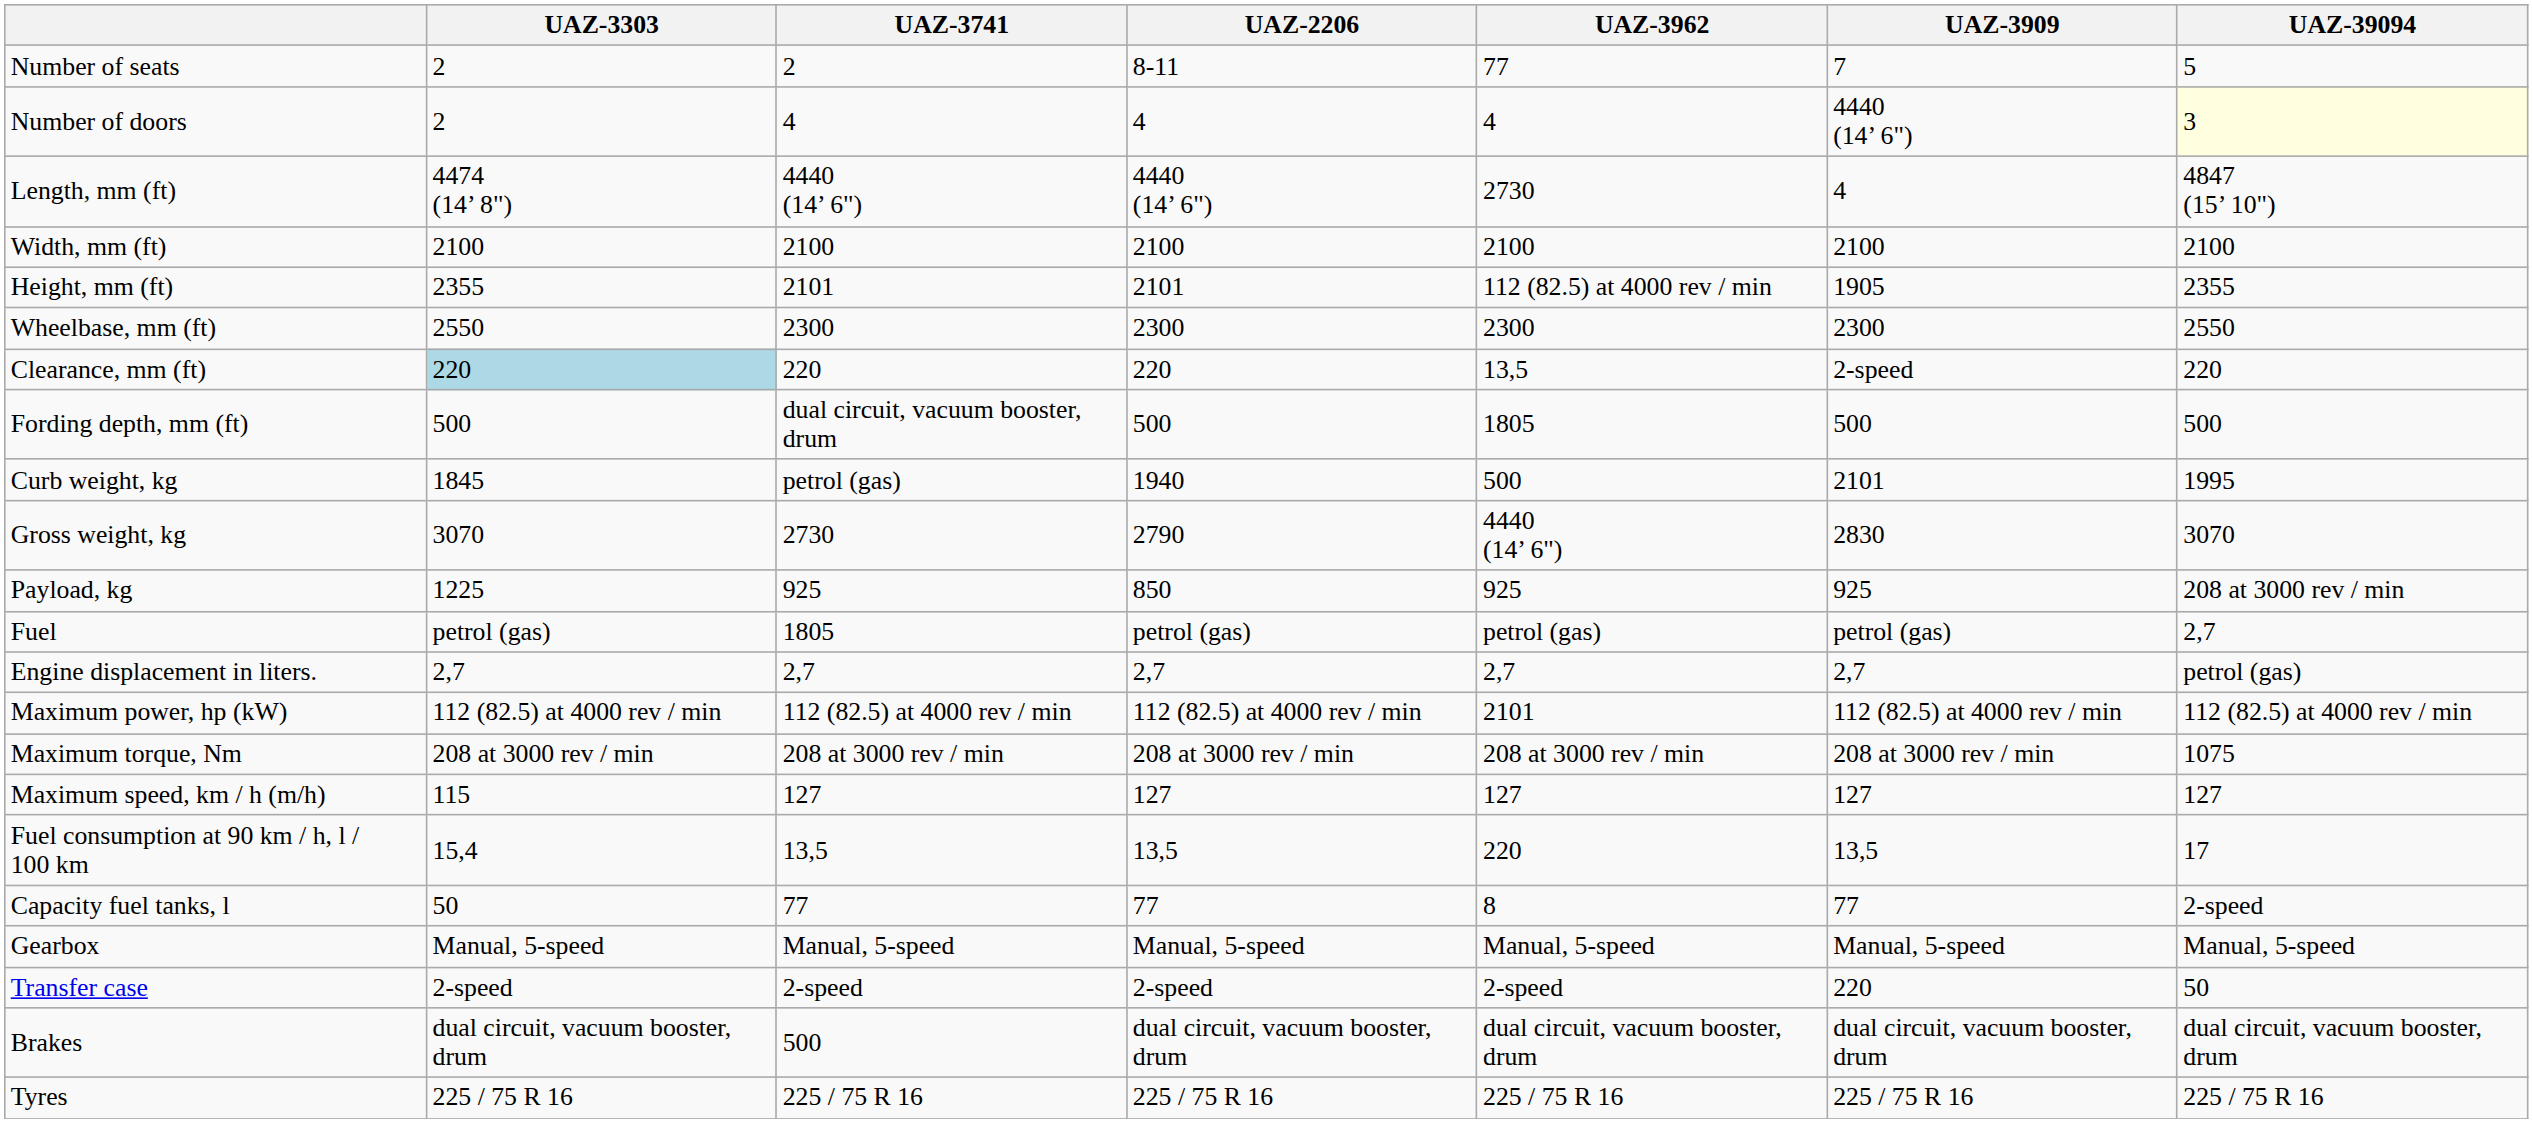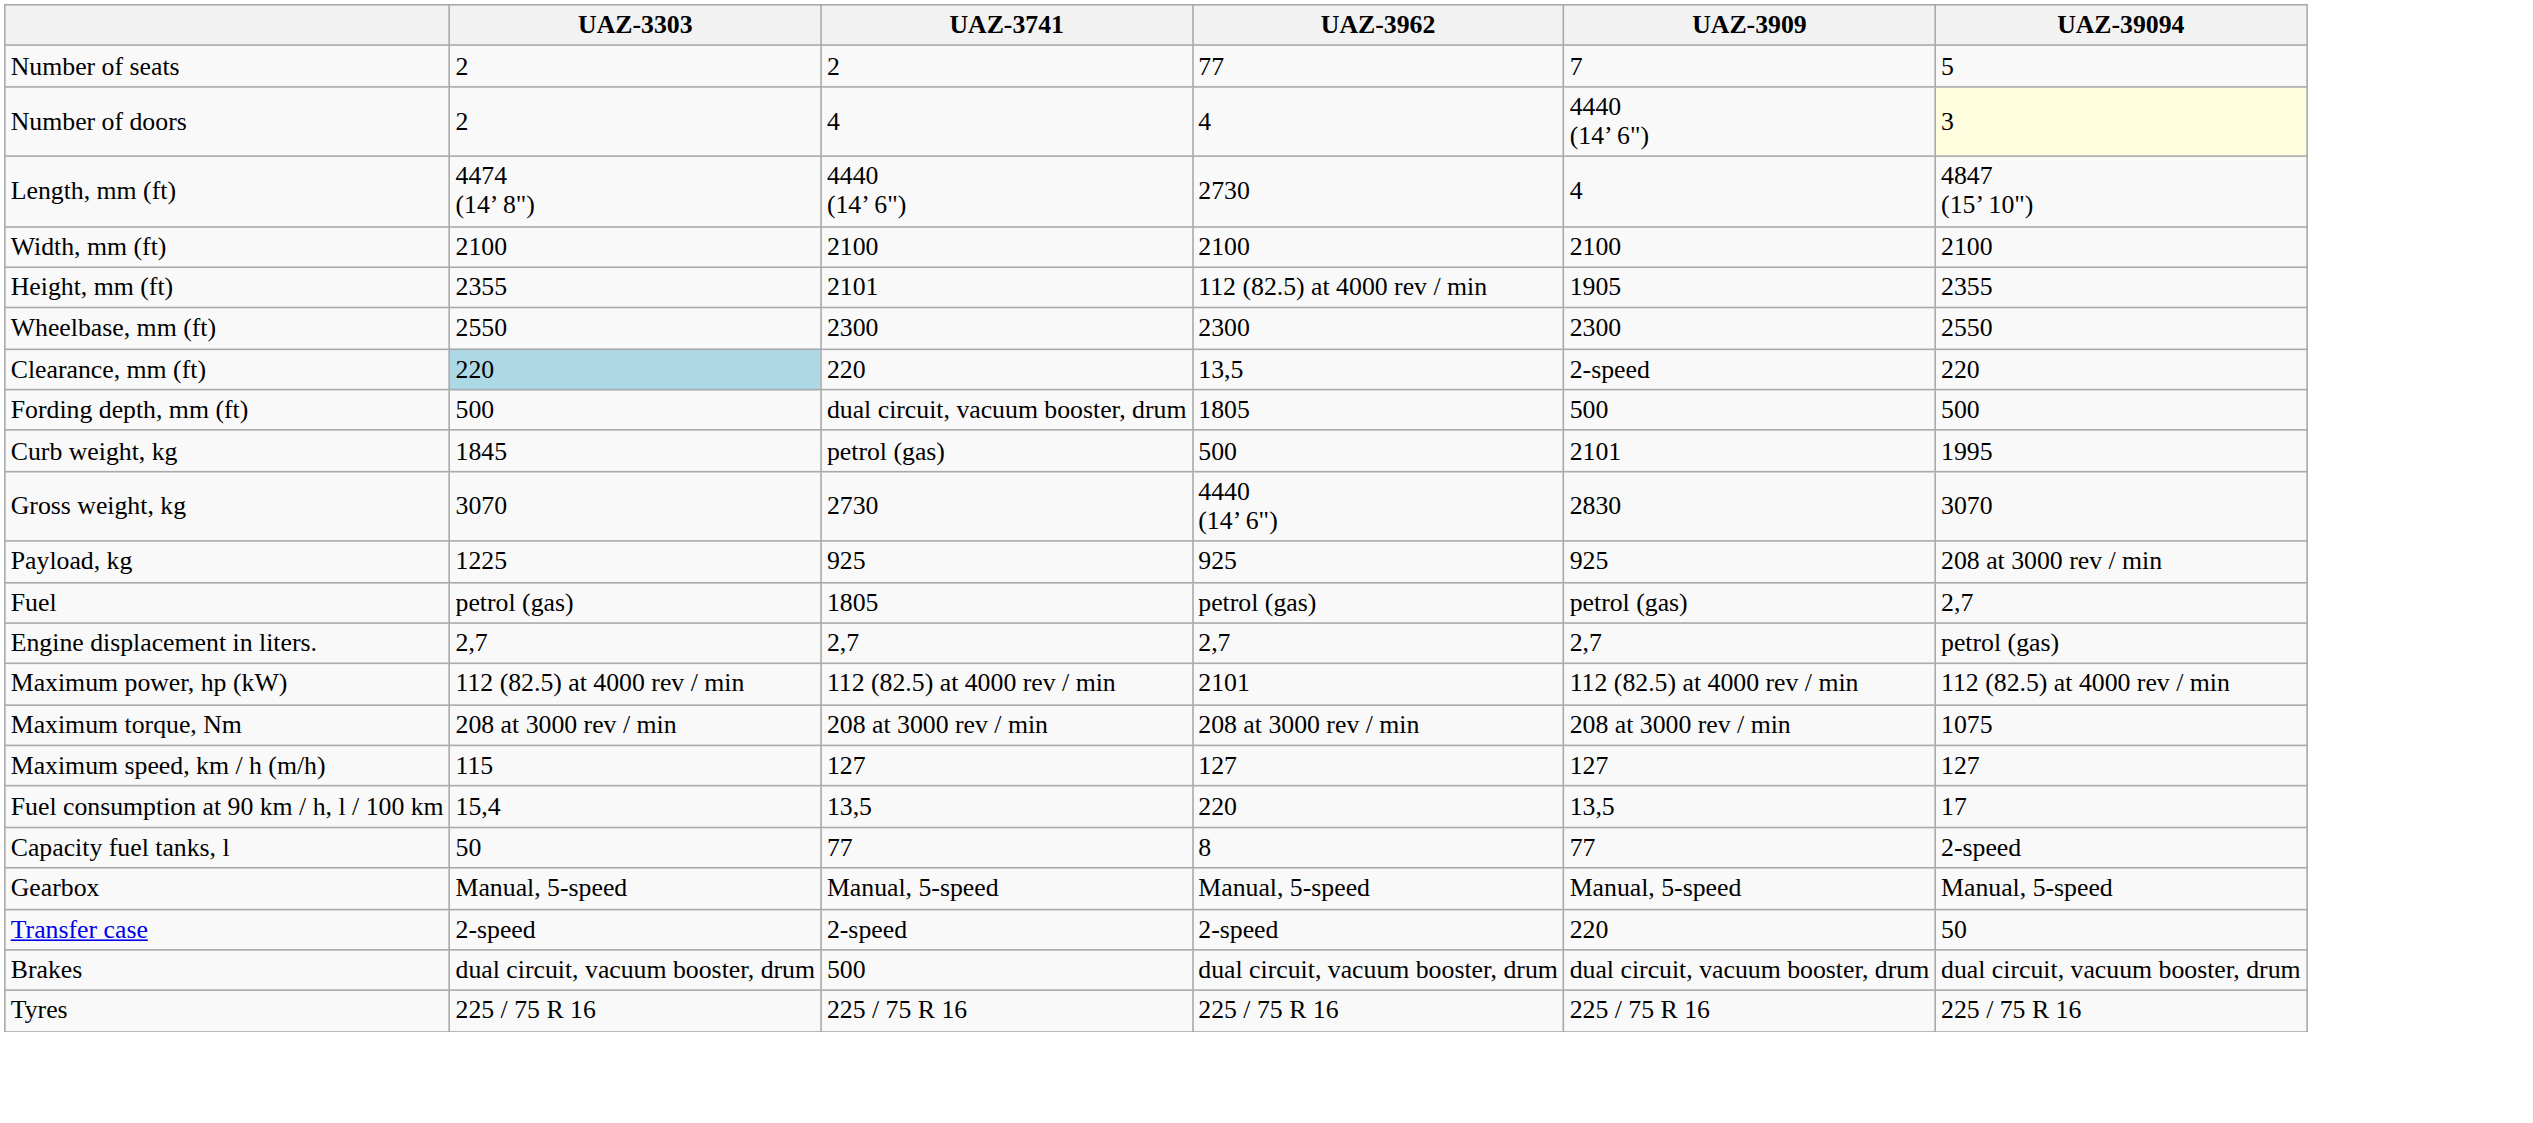- column: (1302, 24)
